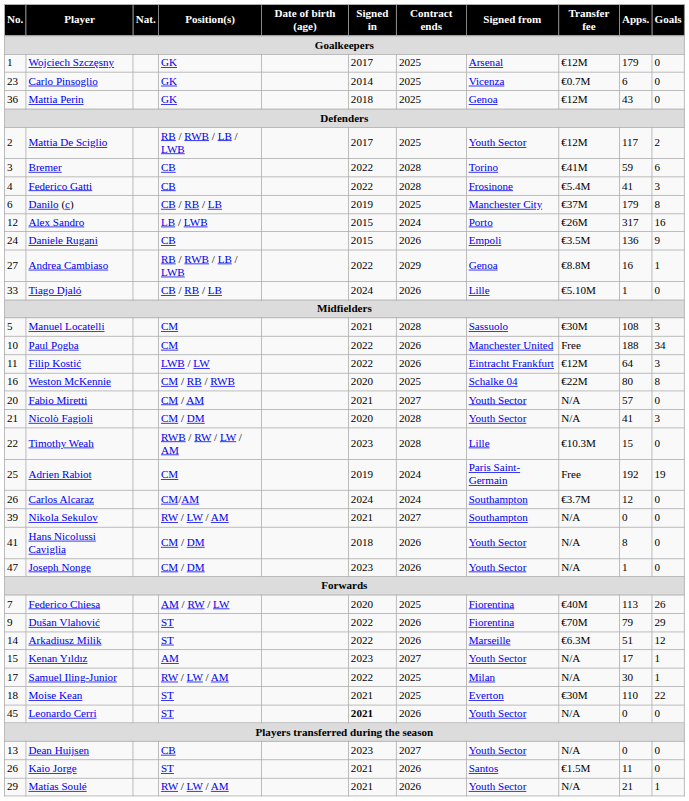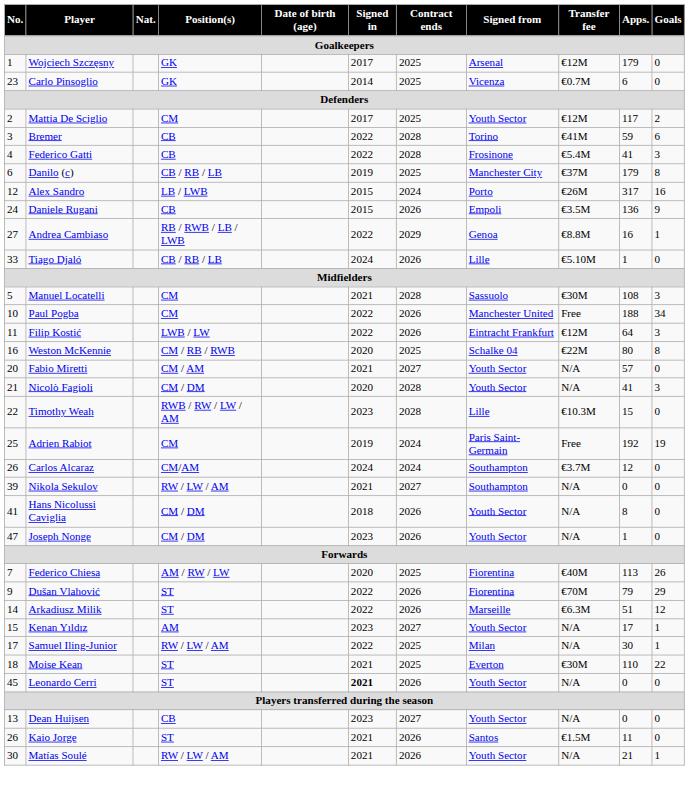- row: (56, 100)
(199, 143) RB / RWB / LB / LWB -> (170, 118) CM
(13, 787) 29 -> (13, 756) 30
